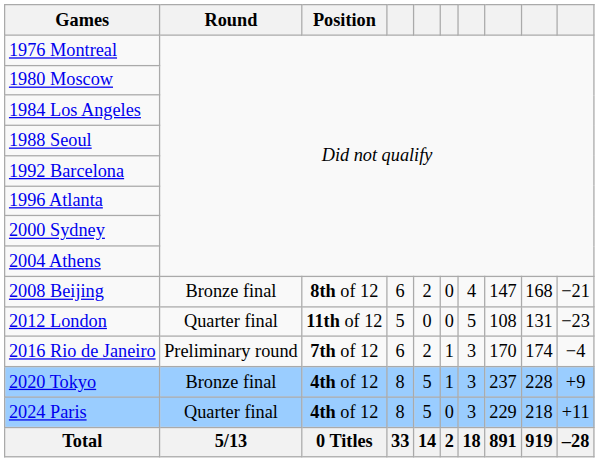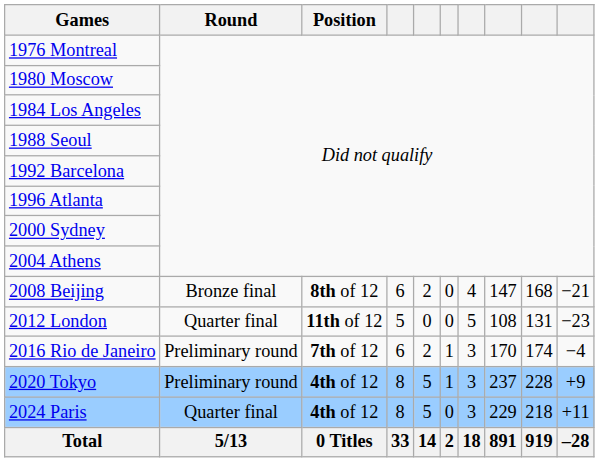(231, 381) Bronze final -> (231, 381) Preliminary round
